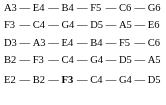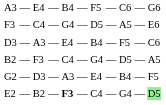+ row: (10, 76)
(154, 79) no background -> (154, 93) lightgreen background
